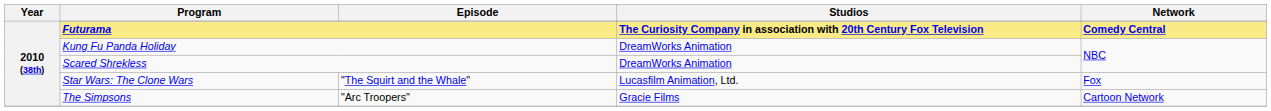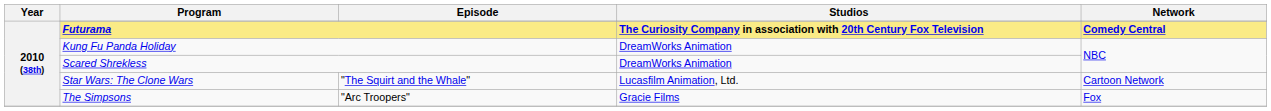(1092, 81) Fox -> (1124, 81) Cartoon Network
(1124, 98) Cartoon Network -> (1092, 98) Fox
